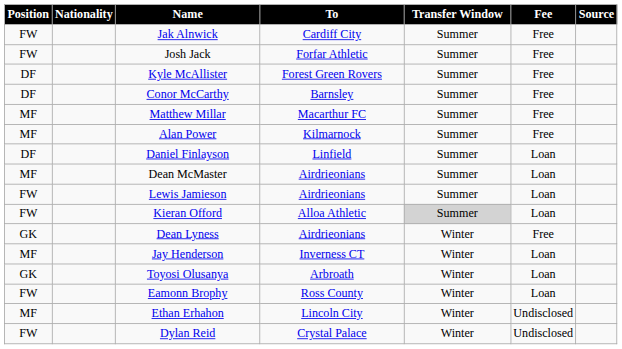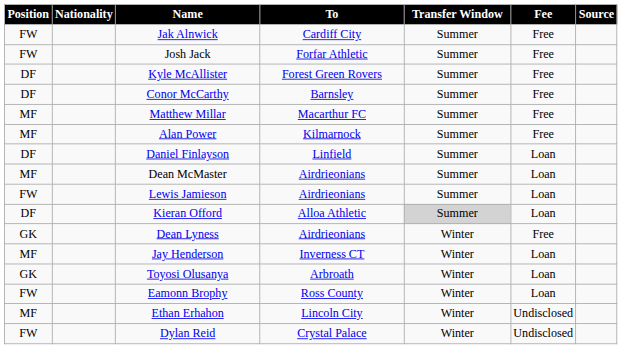(28, 214) FW -> (28, 214) DF
